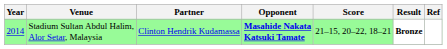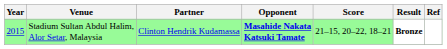(15, 32) 2014 -> (15, 32) 2015
